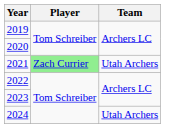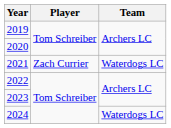(61, 64) lightgreen background -> (61, 64) no background
(130, 64) Utah Archers -> (132, 64) Waterdogs LC
(130, 115) Utah Archers -> (132, 115) Waterdogs LC
